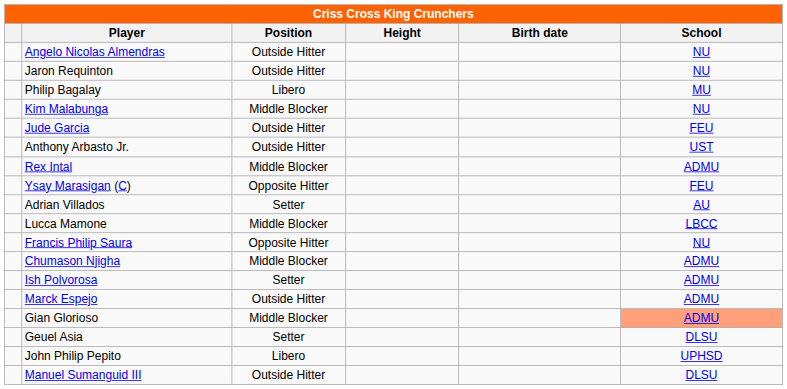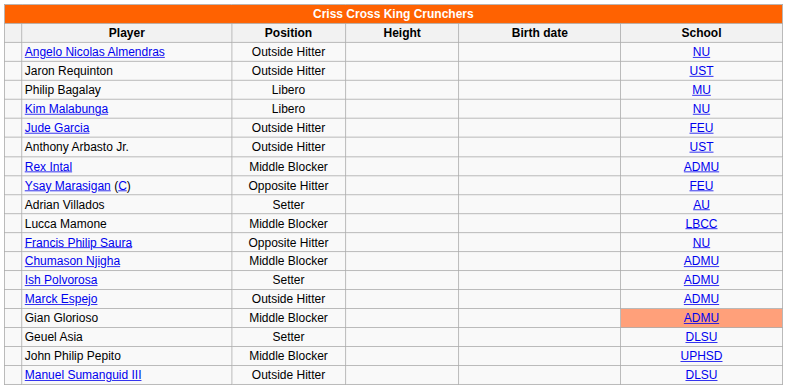(701, 71) NU -> (701, 71) UST
(289, 109) Middle Blocker -> (288, 109) Libero
(288, 356) Libero -> (289, 356) Middle Blocker
